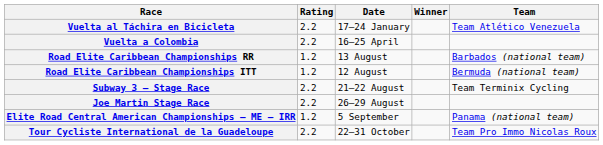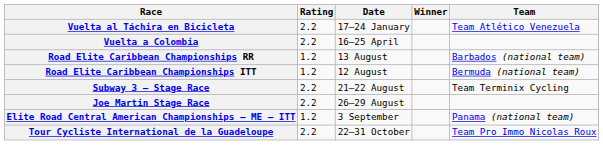+ row: (151, 117)
- row: (151, 117)
